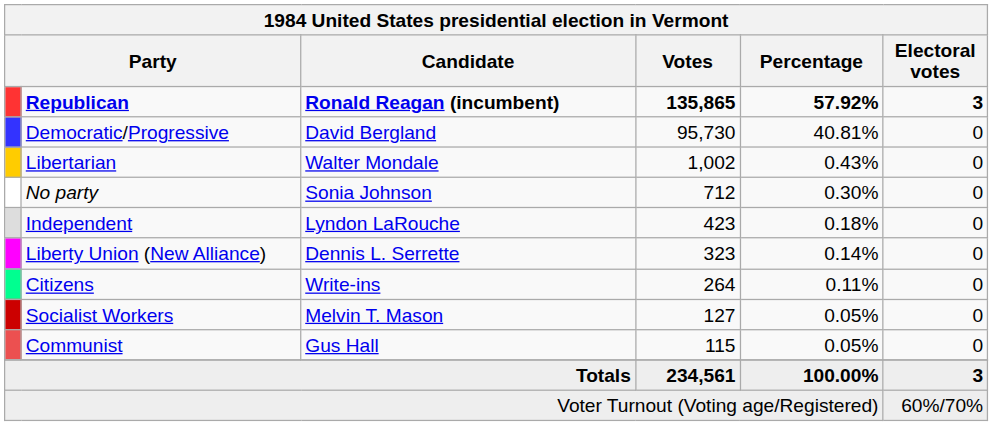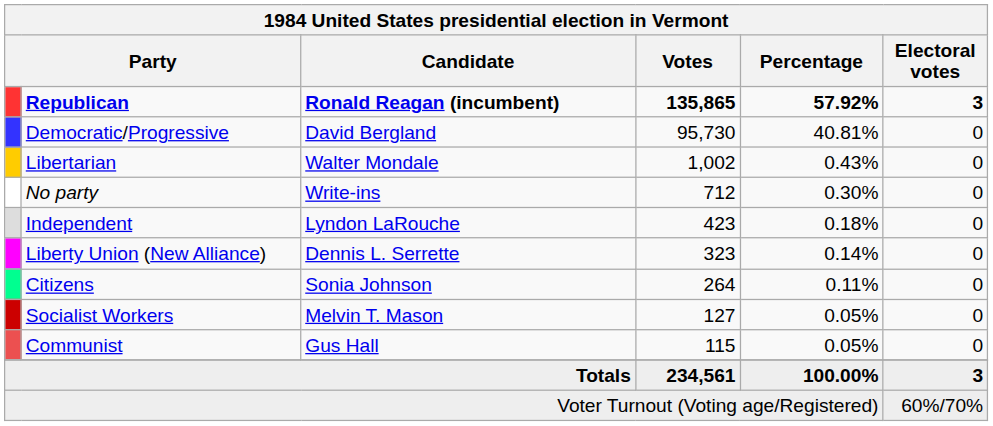(369, 193) Sonia Johnson -> (343, 193) Write-ins
(343, 284) Write-ins -> (369, 284) Sonia Johnson
